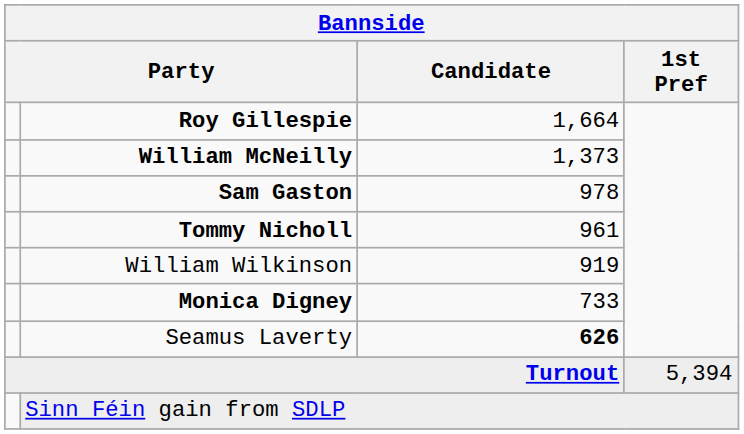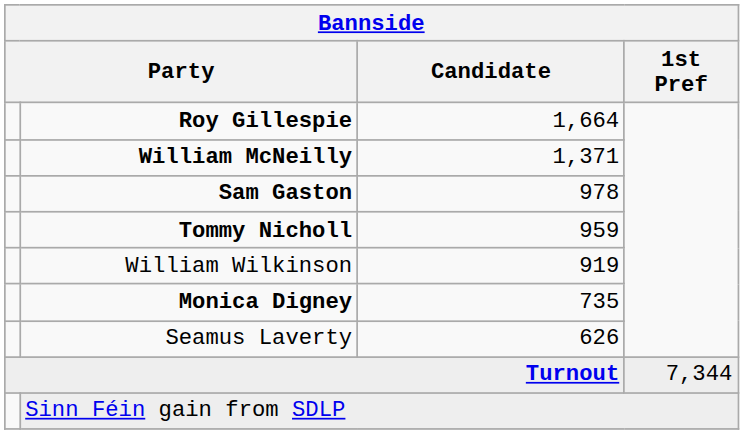(586, 157) 1,373 -> (586, 157) 1,371
(599, 230) 961 -> (599, 230) 959
(599, 302) 733 -> (599, 302) 735
(599, 338) bold -> (599, 338) normal
(699, 375) 5,394 -> (699, 375) 7,344
